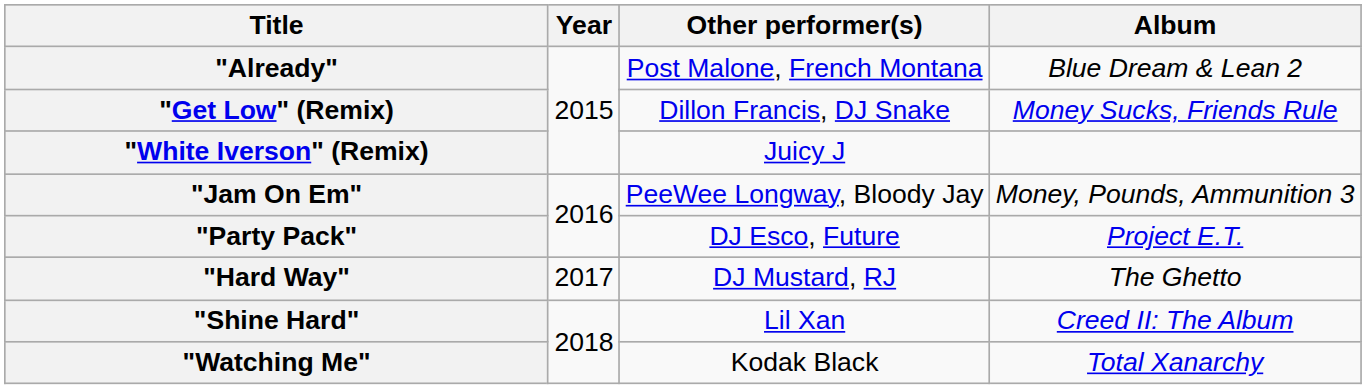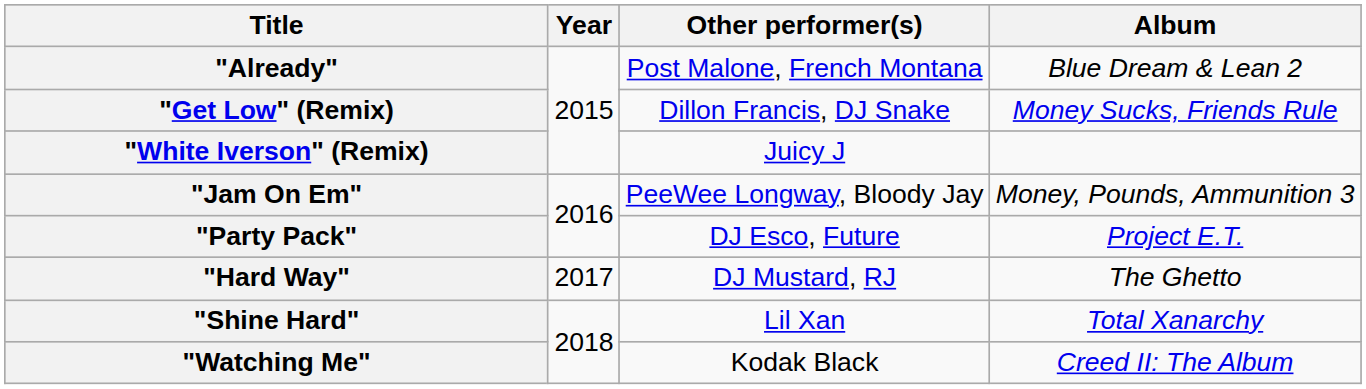(1175, 320) Creed II: The Album -> (1175, 320) Total Xanarchy
(1175, 362) Total Xanarchy -> (1175, 362) Creed II: The Album
